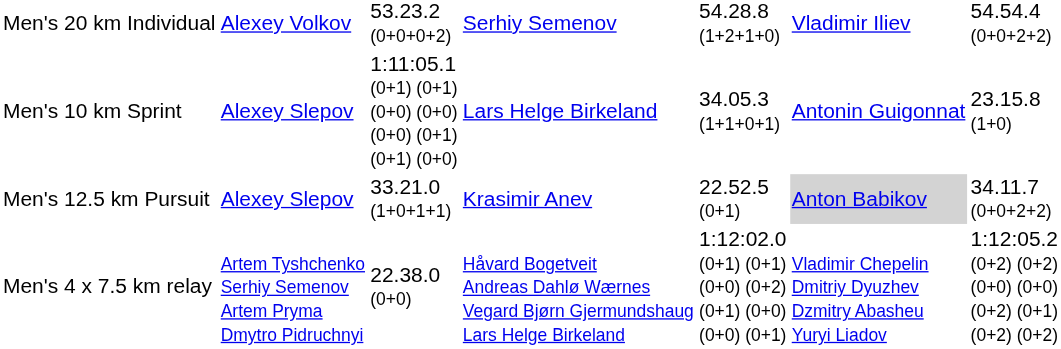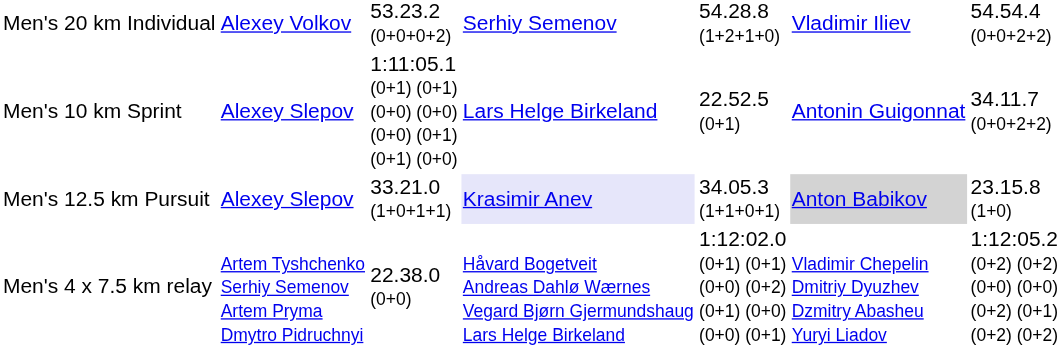(740, 111) 34.05.3 (1+1+0+1) -> (734, 111) 22.52.5 (0+1)
(1006, 111) 23.15.8 (1+0) -> (1011, 111) 34.11.7 (0+0+2+2)
(527, 198) no background -> (527, 198) lavender background
(734, 198) 22.52.5 (0+1) -> (740, 198) 34.05.3 (1+1+0+1)
(1011, 198) 34.11.7 (0+0+2+2) -> (1006, 198) 23.15.8 (1+0)
